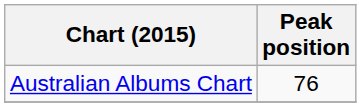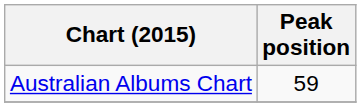(306, 83) 76 -> (306, 83) 59
